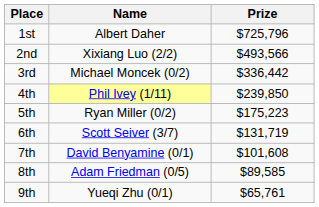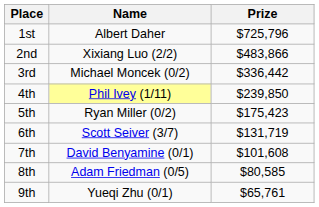(263, 53) $493,566 -> (263, 53) $483,866
(263, 113) $175,223 -> (263, 113) $175,423
(263, 172) $89,585 -> (263, 172) $80,585
